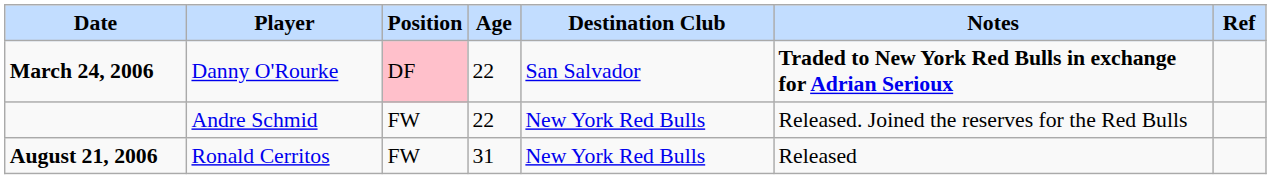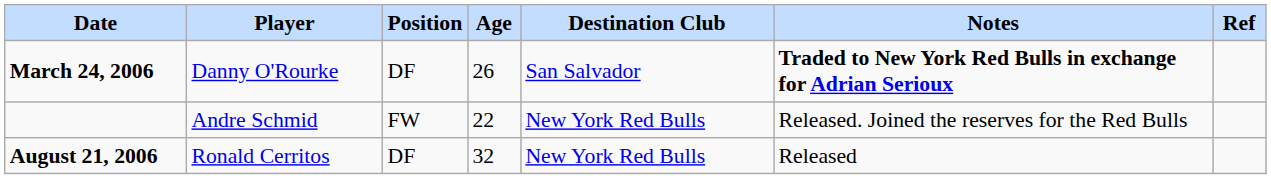(401, 71) pink background -> (401, 71) no background
(483, 71) 22 -> (483, 71) 26
(404, 155) FW -> (401, 155) DF
(483, 155) 31 -> (483, 155) 32
